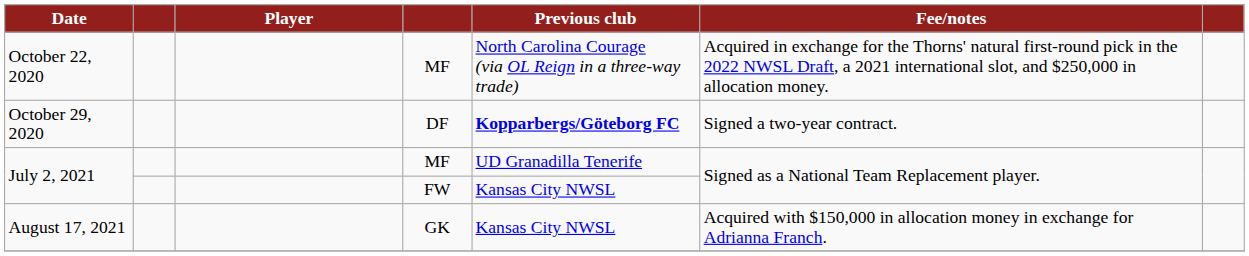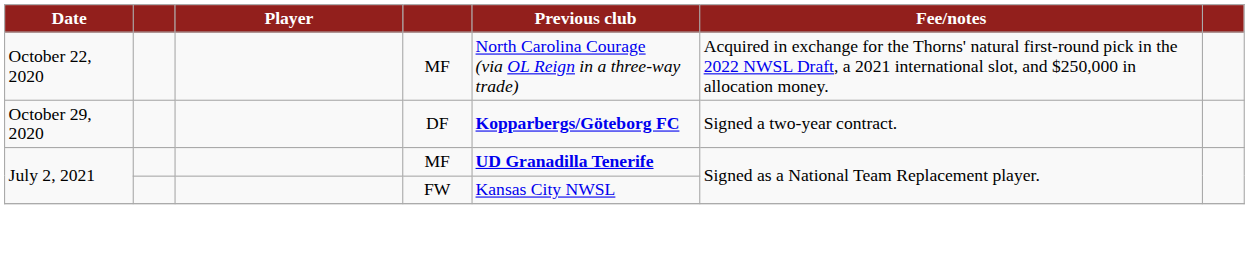(559, 161) normal -> (565, 161) bold
- row: (67, 227)
